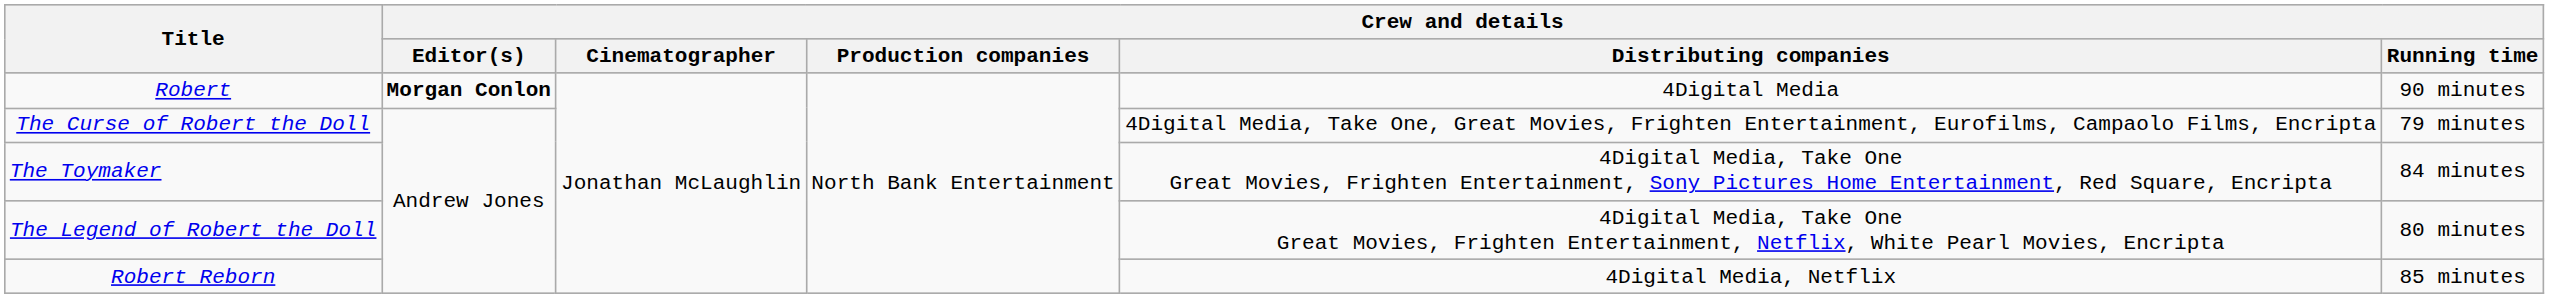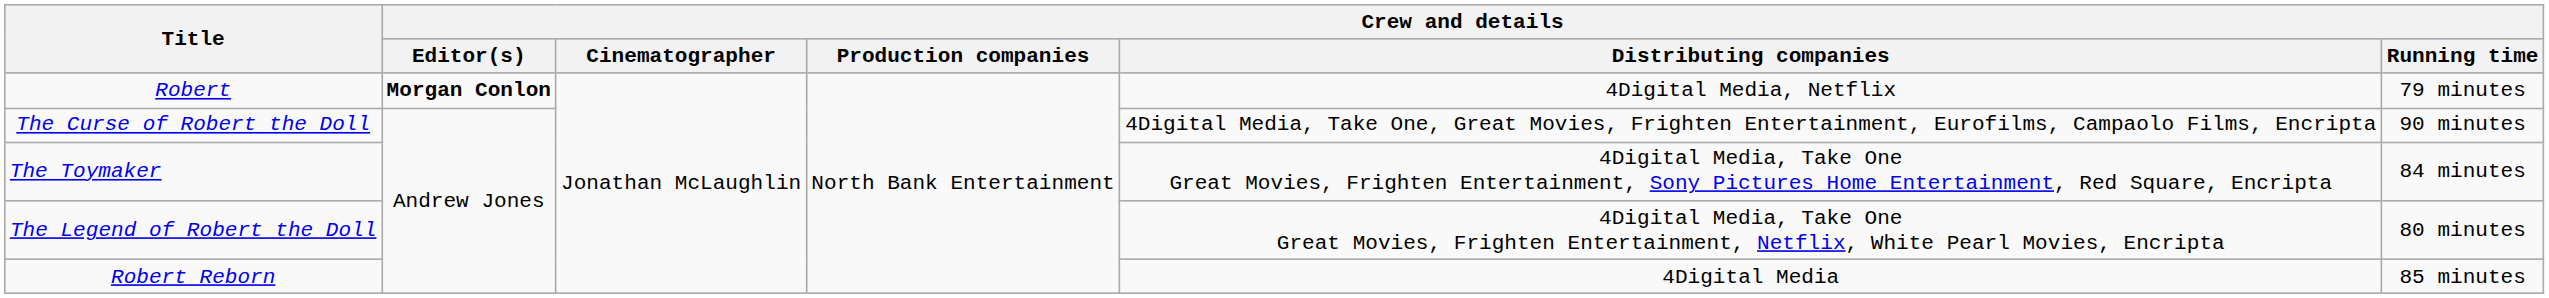(1751, 91) 4Digital Media -> (1751, 91) 4Digital Media, Netflix
(2463, 91) 90 minutes -> (2463, 91) 79 minutes
(2463, 125) 79 minutes -> (2463, 125) 90 minutes
(1751, 277) 4Digital Media, Netflix -> (1751, 277) 4Digital Media
